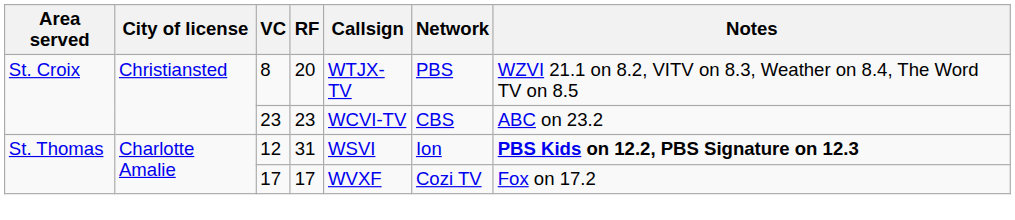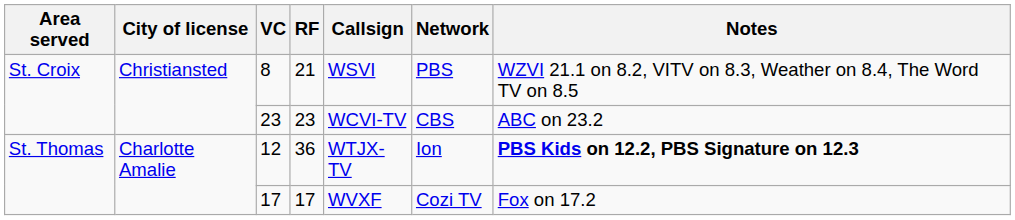(305, 69) 20 -> (305, 69) 21
(356, 79) WTJX-TV -> (352, 69) WSVI
(305, 149) 31 -> (305, 149) 36
(352, 149) WSVI -> (356, 159) WTJX-TV
